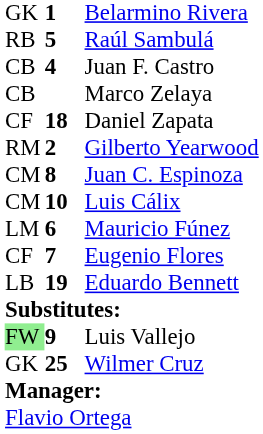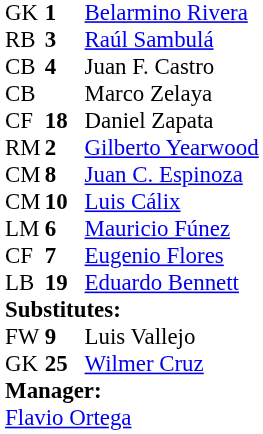(51, 39) 5 -> (51, 39) 3
(22, 336) lightgreen background -> (22, 336) no background
